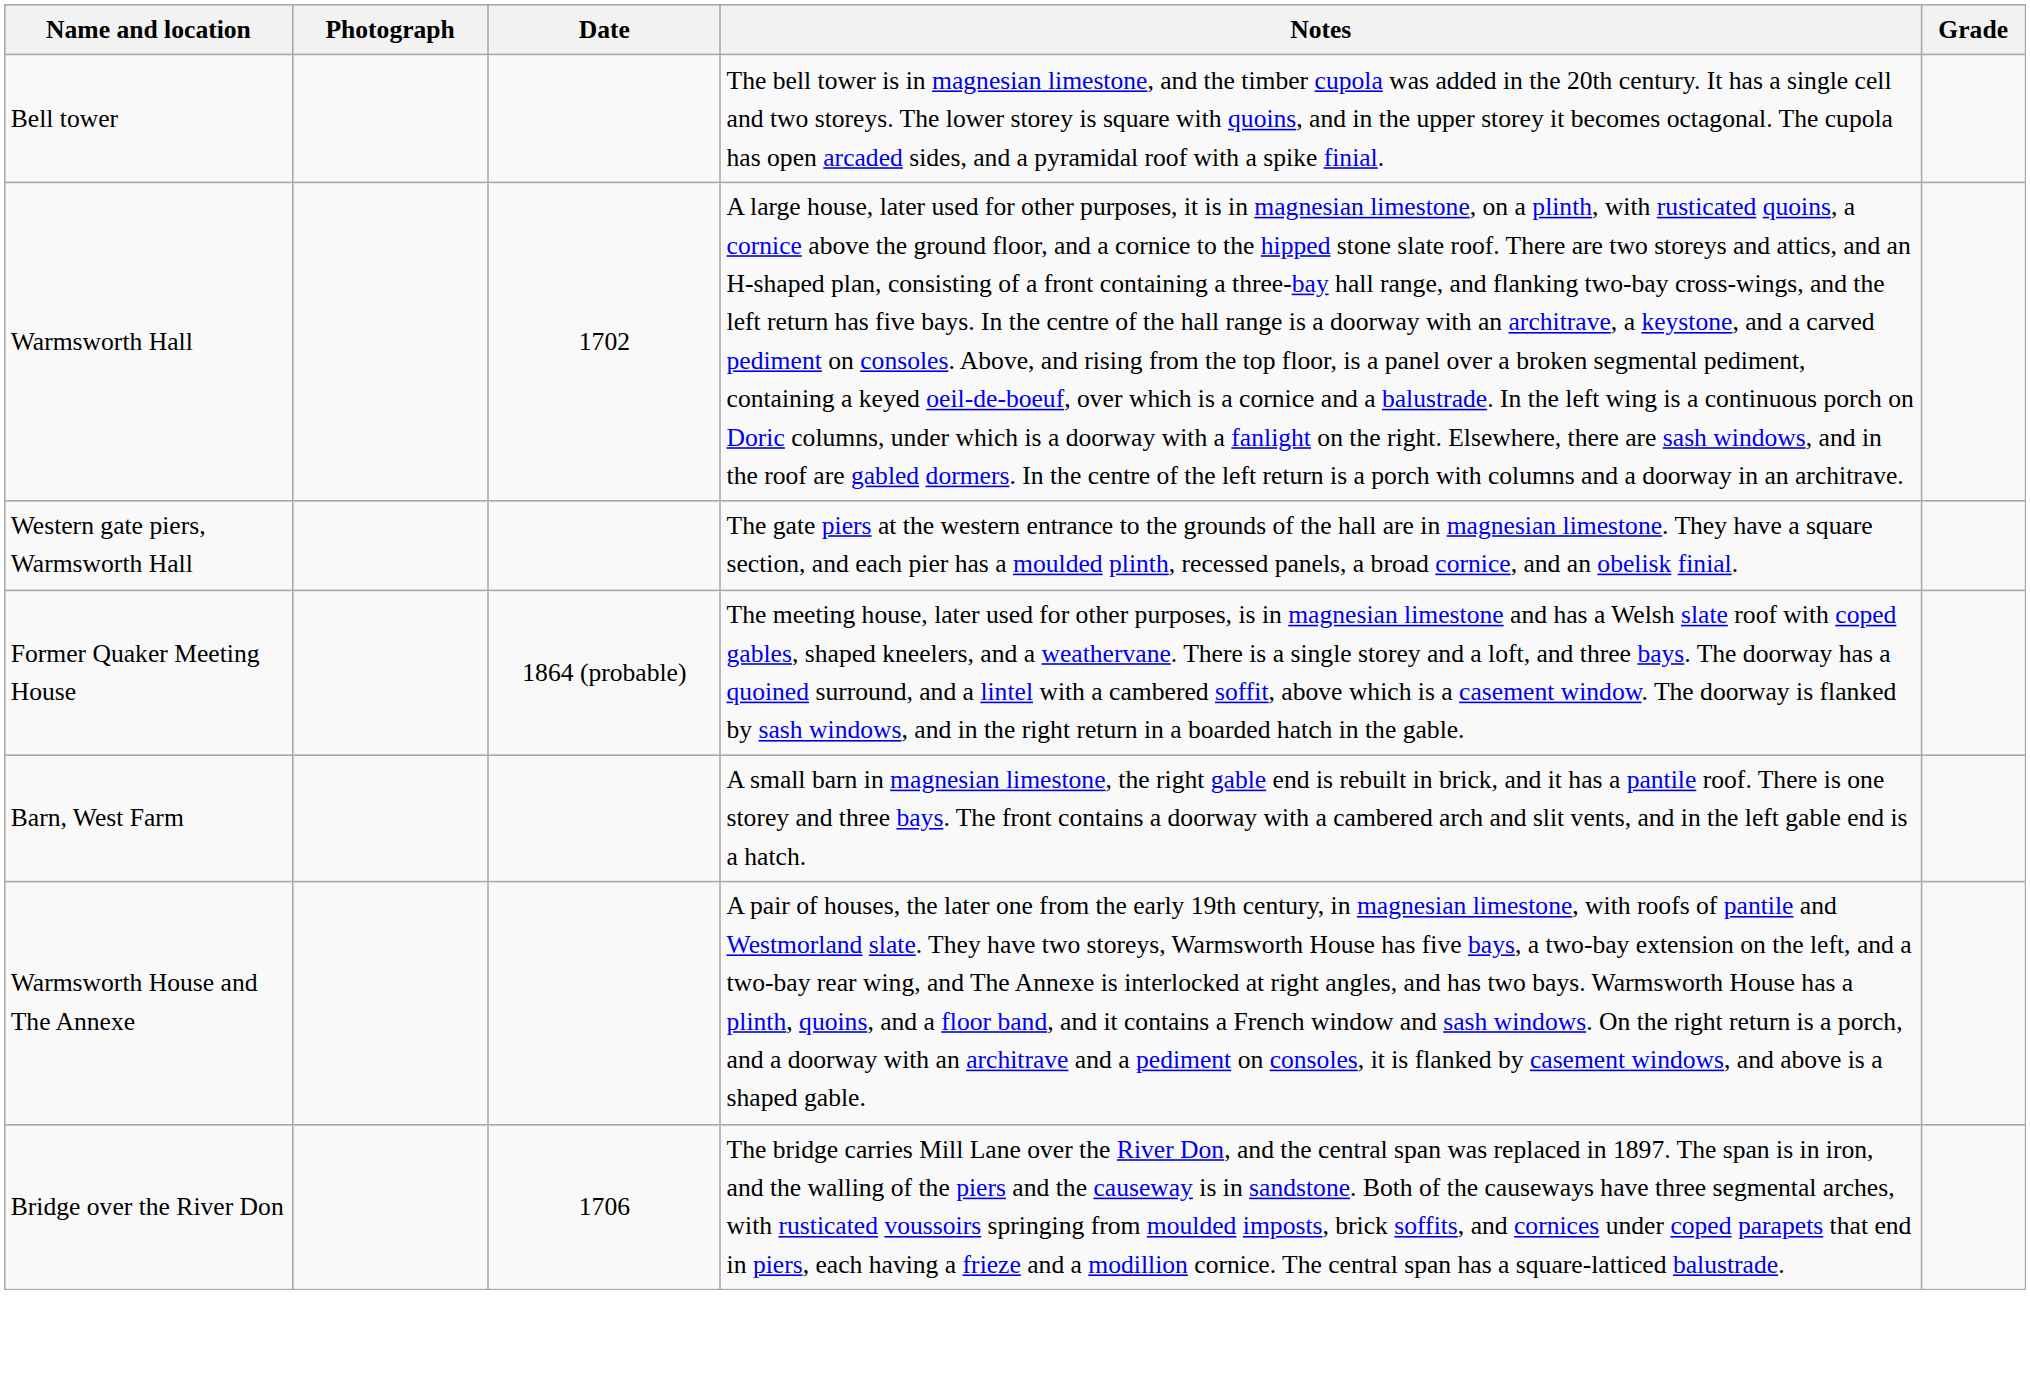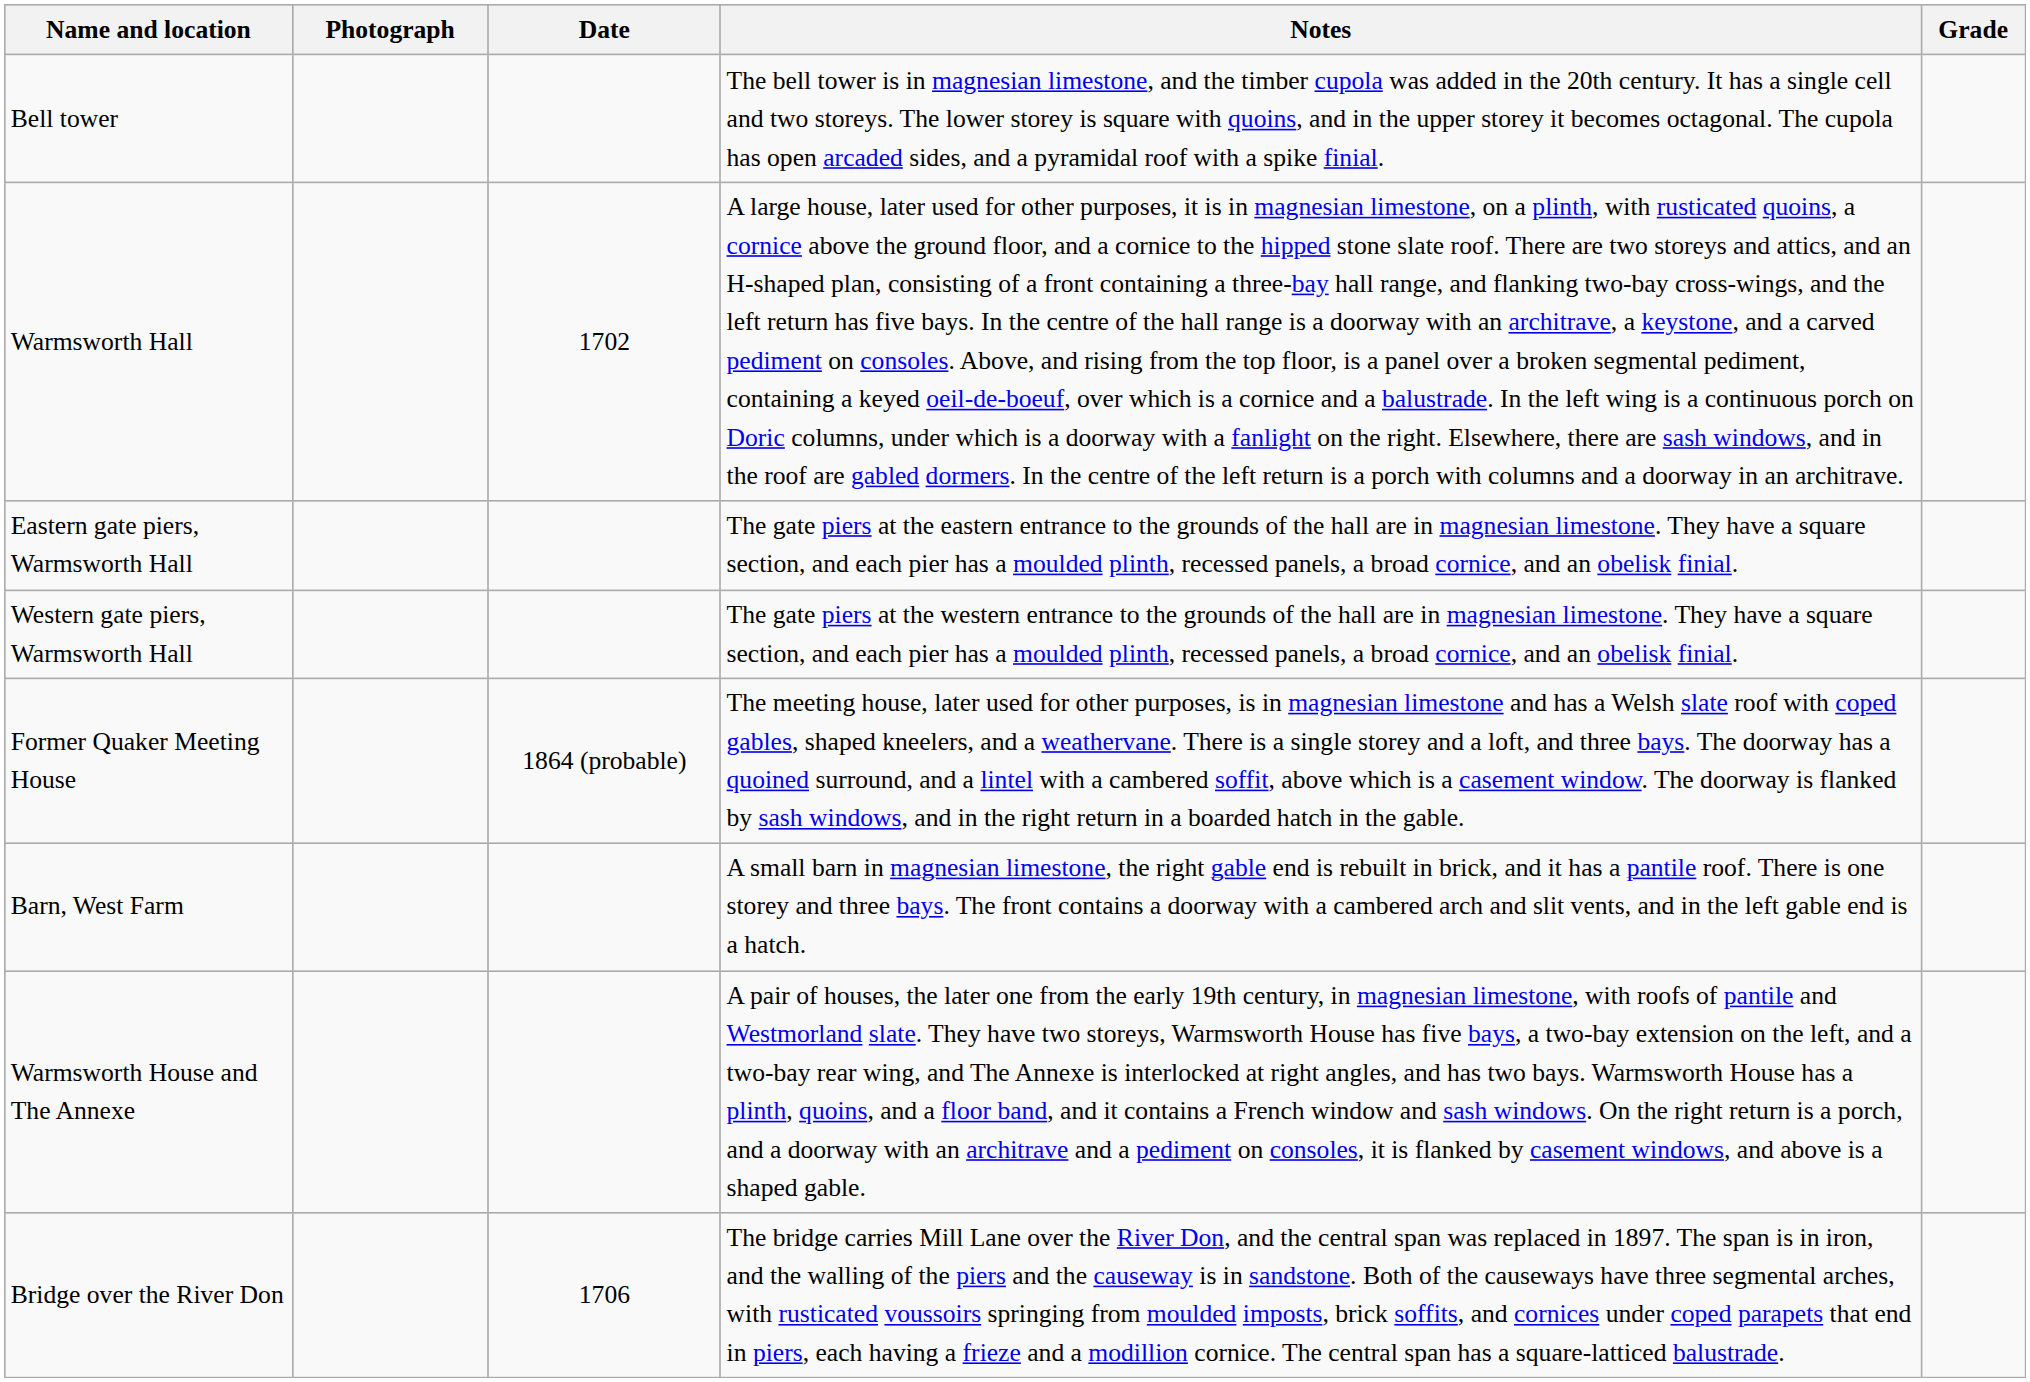+ row: (105, 544)
